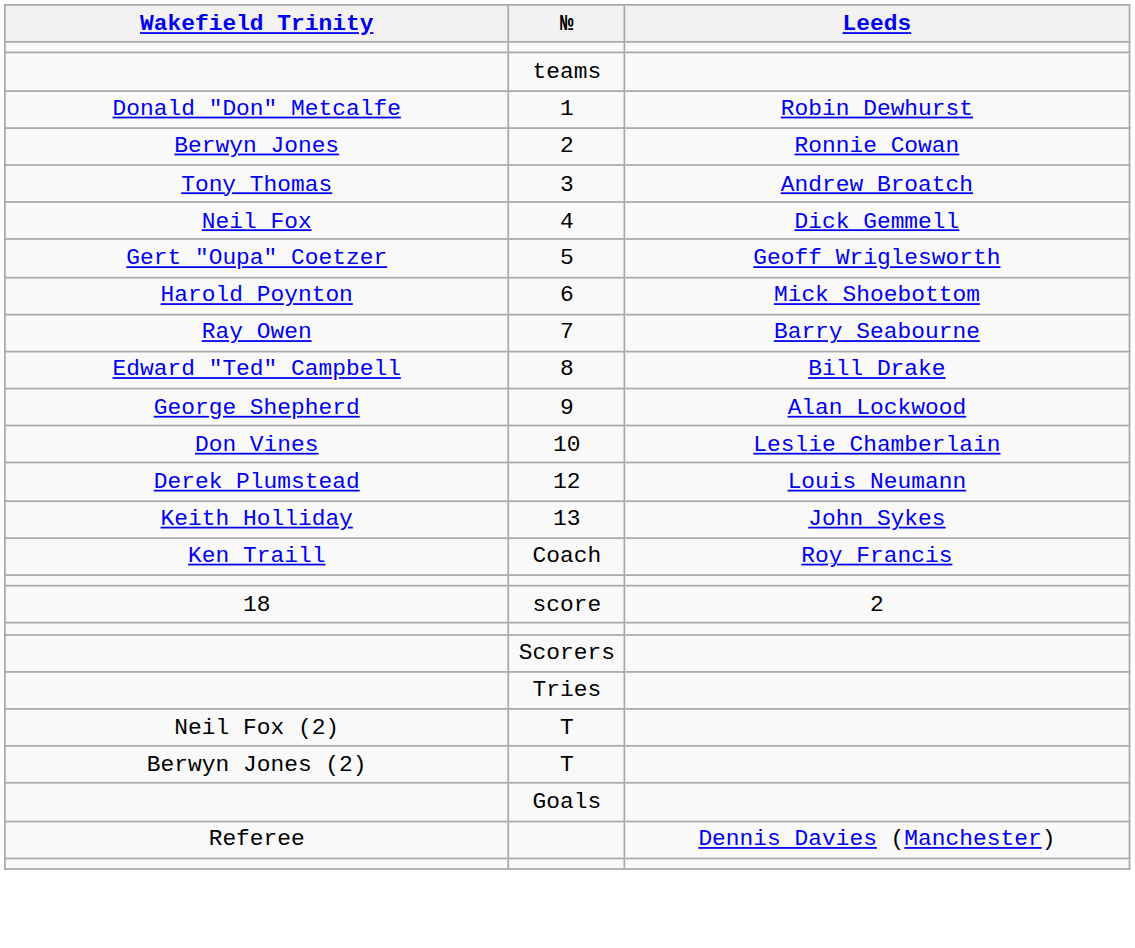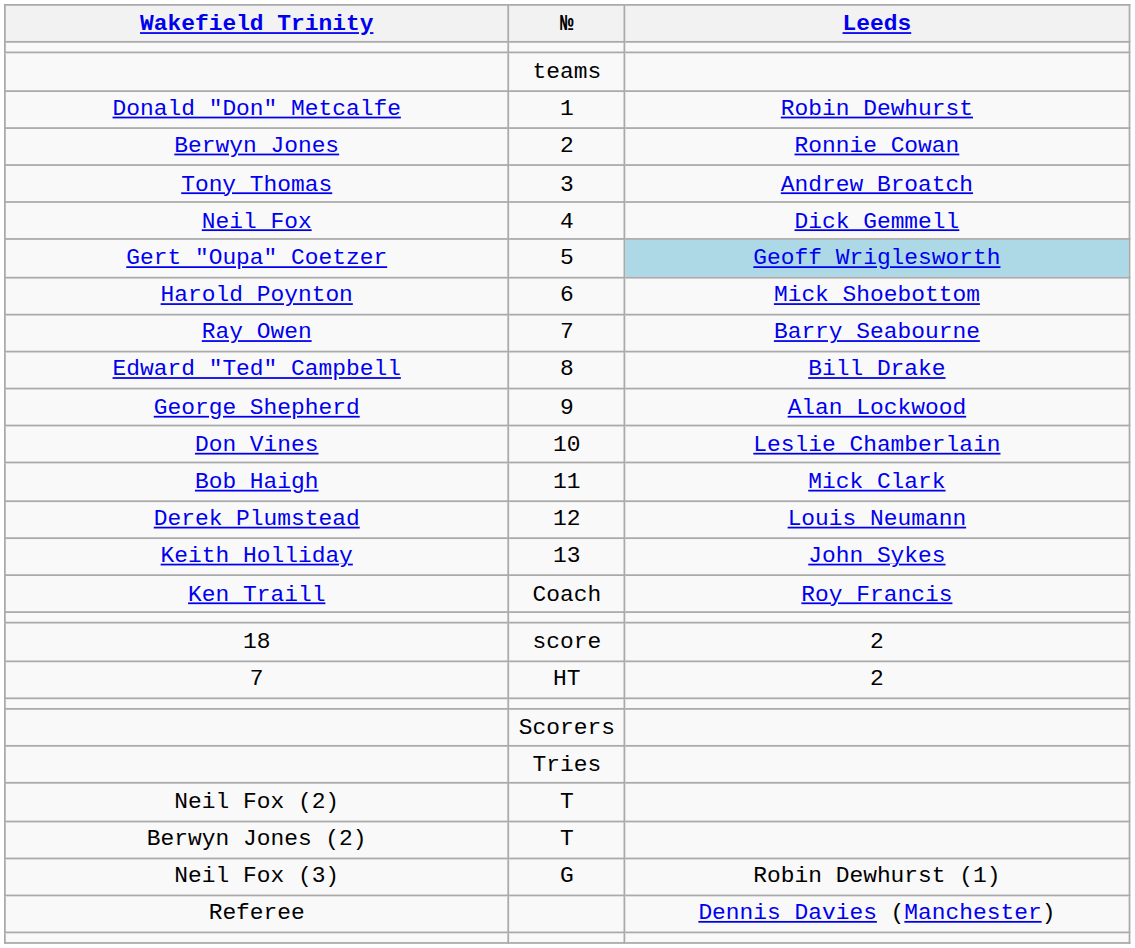(877, 258) no background -> (877, 258) lightblue background
+ row: (257, 482)
+ row: (257, 679)
- row: (257, 802)
+ row: (257, 877)
